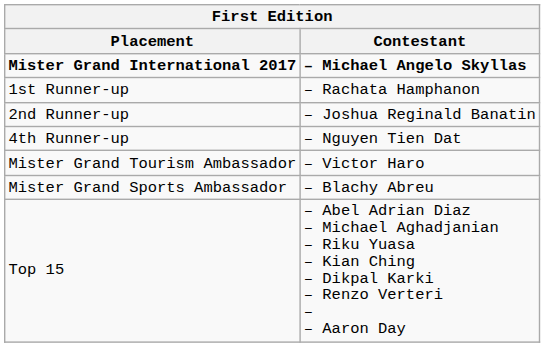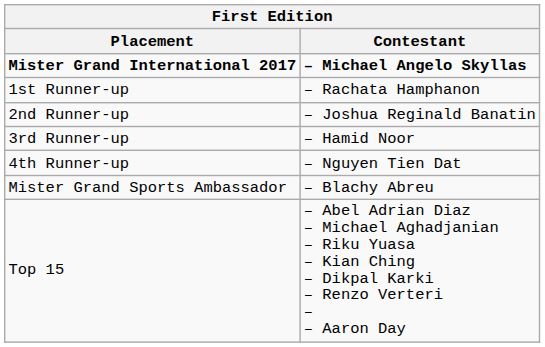+ row: (69, 139)
- row: (152, 163)
